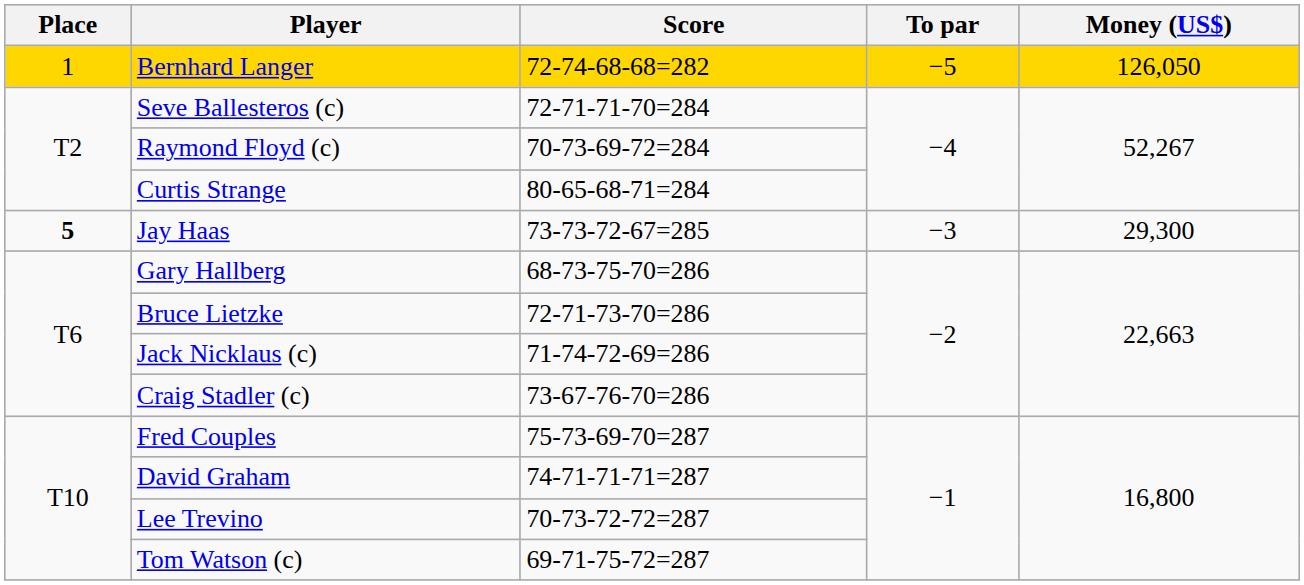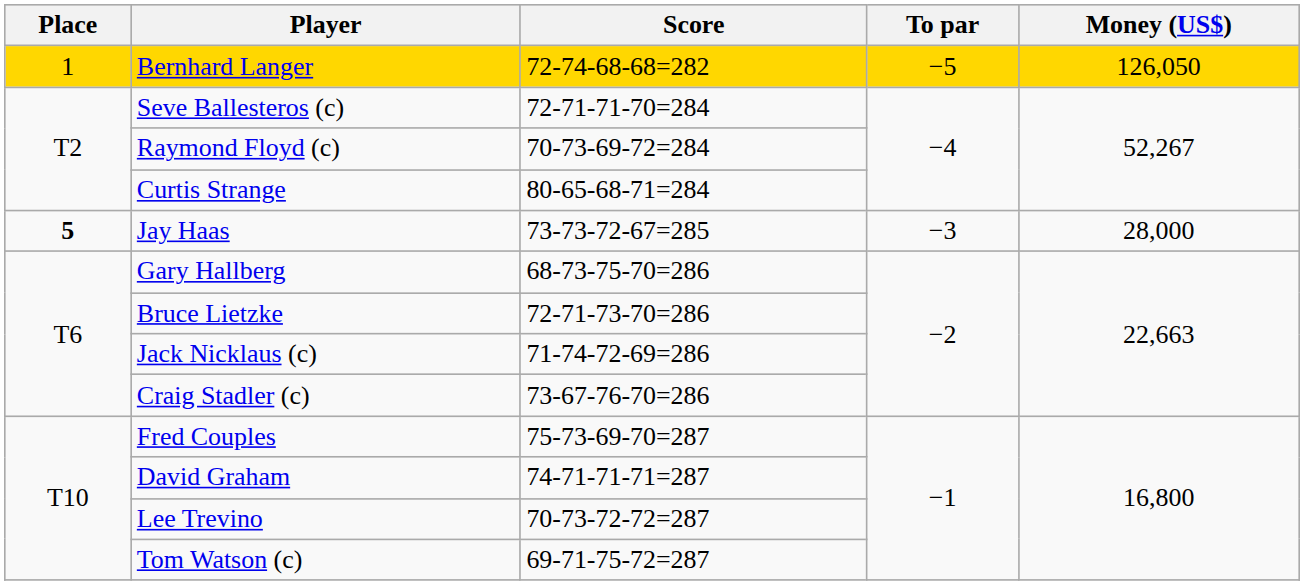(1159, 230) 29,300 -> (1159, 230) 28,000
